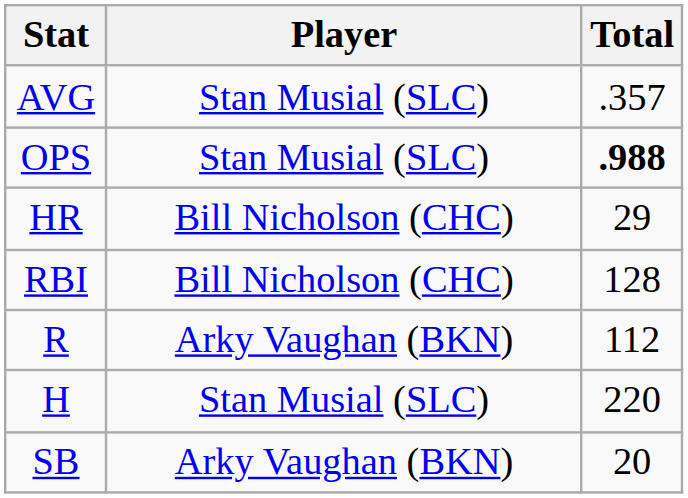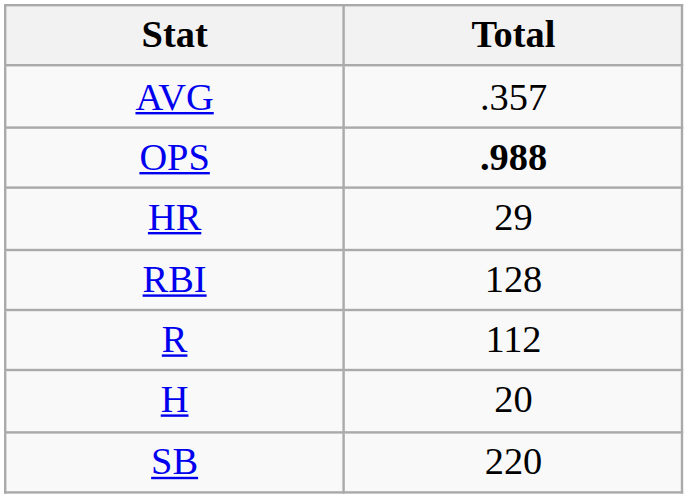- column: (344, 34)
(632, 400) 220 -> (513, 400) 20
(632, 461) 20 -> (513, 461) 220
